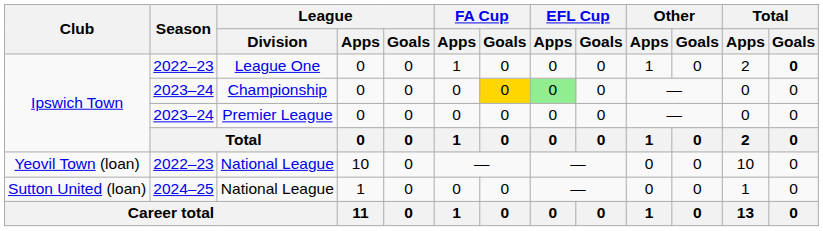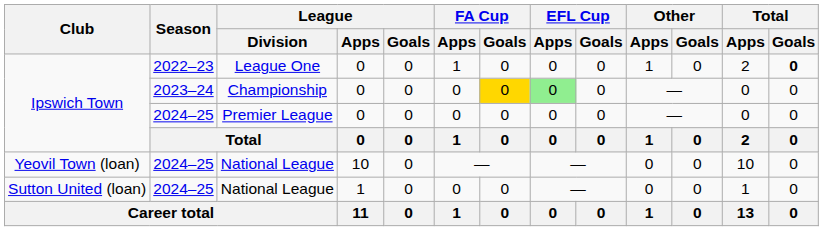(183, 115) 2023–24 -> (183, 115) 2024–25
(183, 164) 2022–23 -> (183, 164) 2024–25
